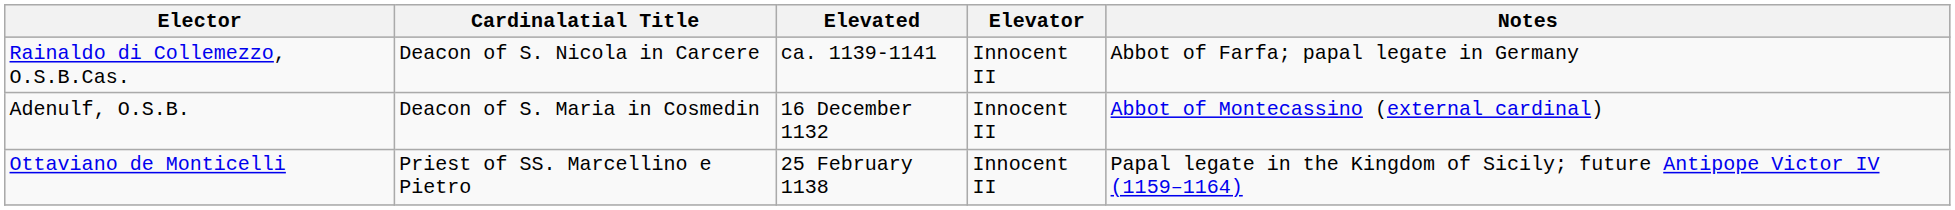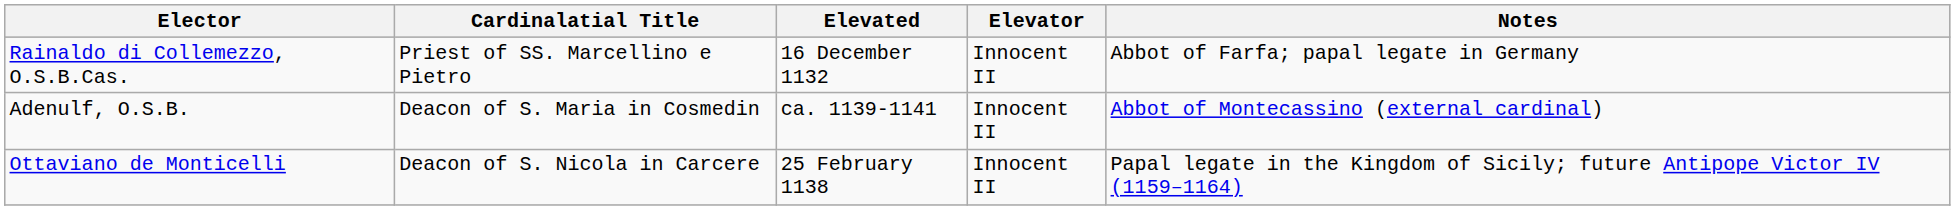(579, 54) Deacon of S. Nicola in Carcere -> (555, 65) Priest of SS. Marcellino e Pietro
(859, 54) ca. 1139-1141 -> (847, 65) 16 December 1132
(847, 121) 16 December 1132 -> (859, 109) ca. 1139-1141
(555, 177) Priest of SS. Marcellino e Pietro -> (579, 165) Deacon of S. Nicola in Carcere
